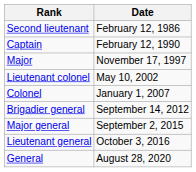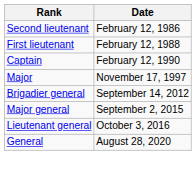+ row: (40, 45)
- row: (48, 77)
- row: (24, 93)
